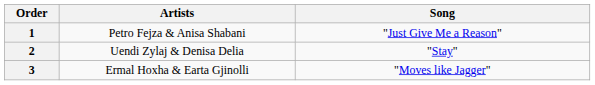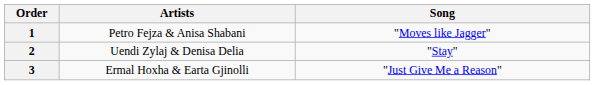(442, 32) "Just Give Me a Reason" -> (442, 32) "Moves like Jagger"
(442, 70) "Moves like Jagger" -> (442, 70) "Just Give Me a Reason"
